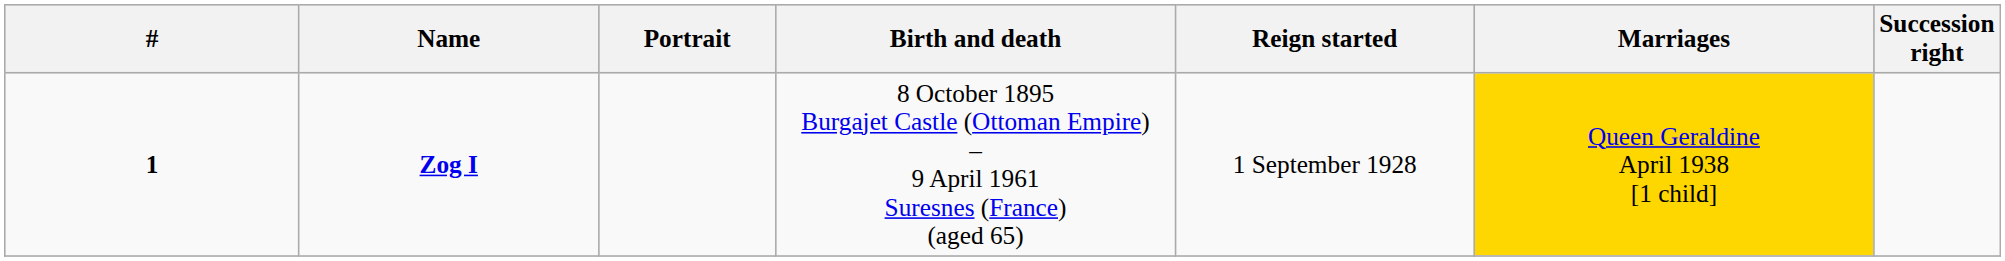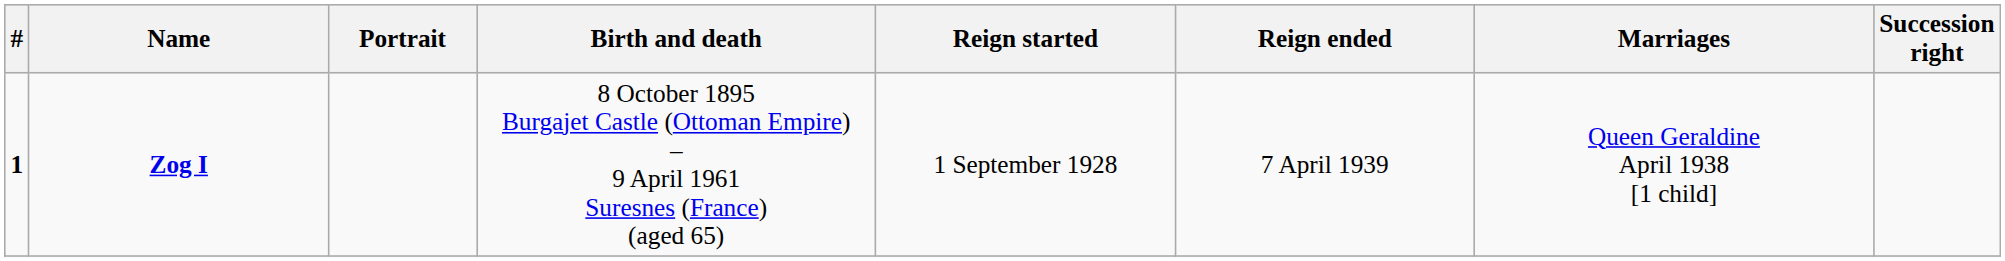+ column: (1325, 38)
(1674, 164) gold background -> (1674, 164) no background
